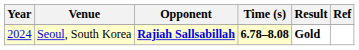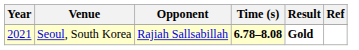(19, 34) 2024 -> (19, 34) 2021
(186, 34) bold -> (183, 34) normal
